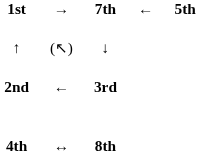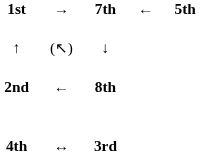(105, 86) 3rd -> (105, 86) 8th
(105, 146) 8th -> (105, 146) 3rd
